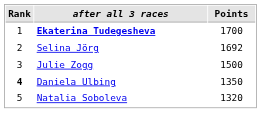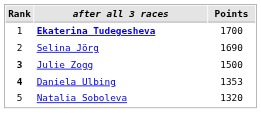(232, 48) 1692 -> (232, 48) 1690
(19, 65) normal -> (19, 65) bold
(232, 82) 1350 -> (232, 82) 1353
